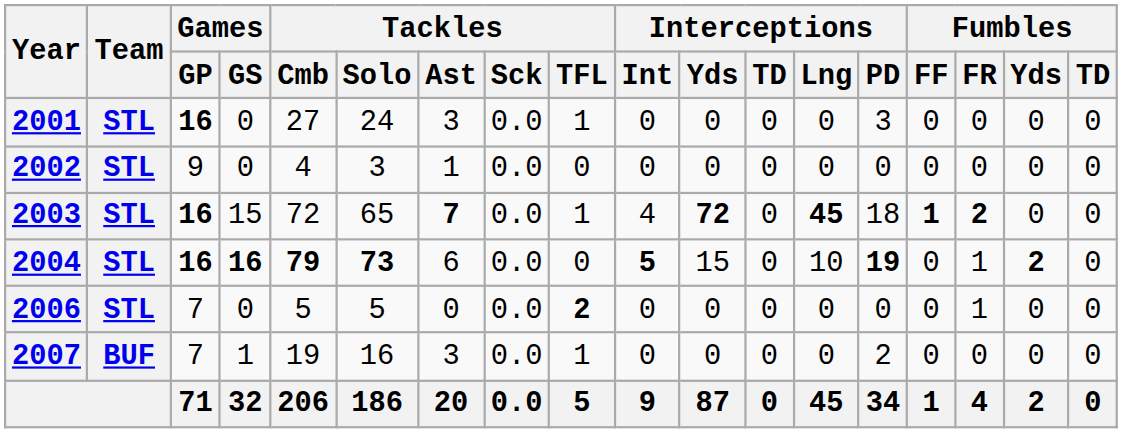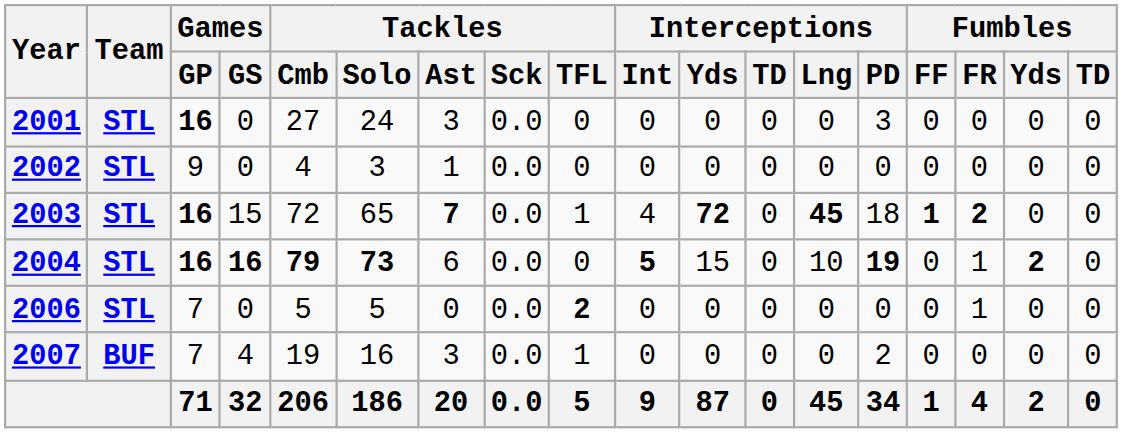(582, 122) 1 -> (582, 122) 0
(245, 356) 1 -> (245, 356) 4
